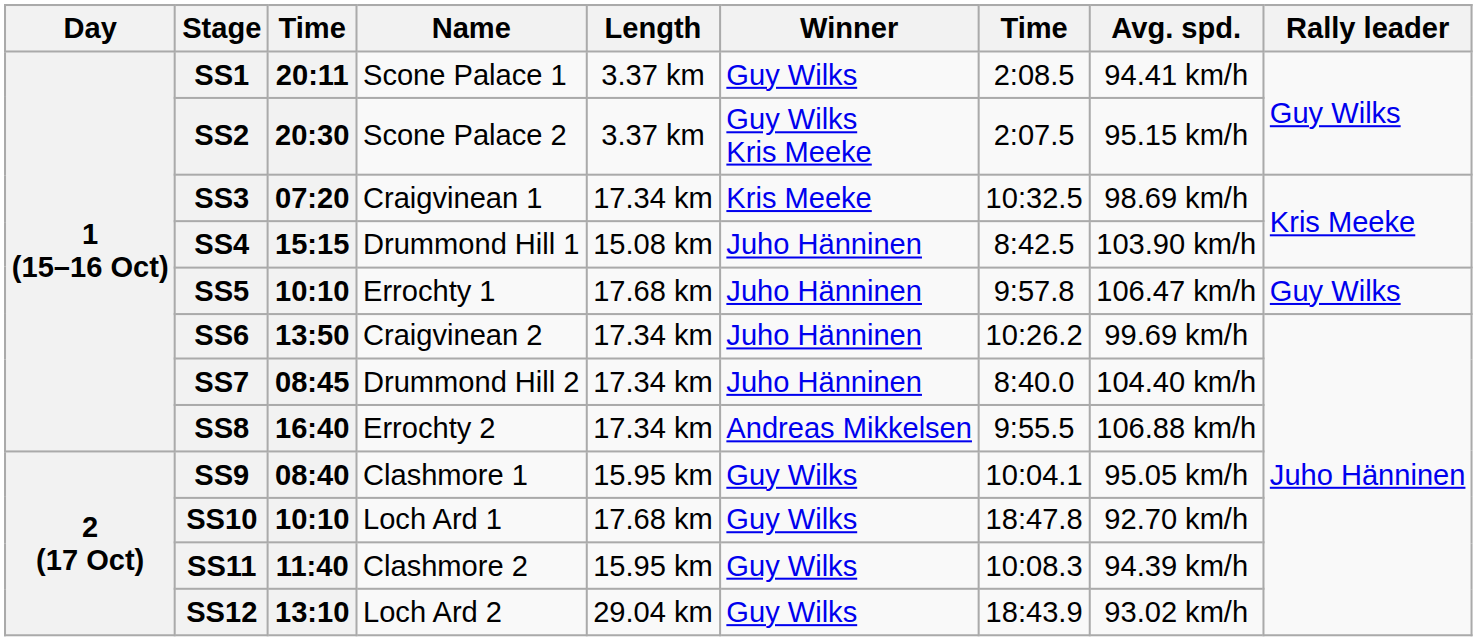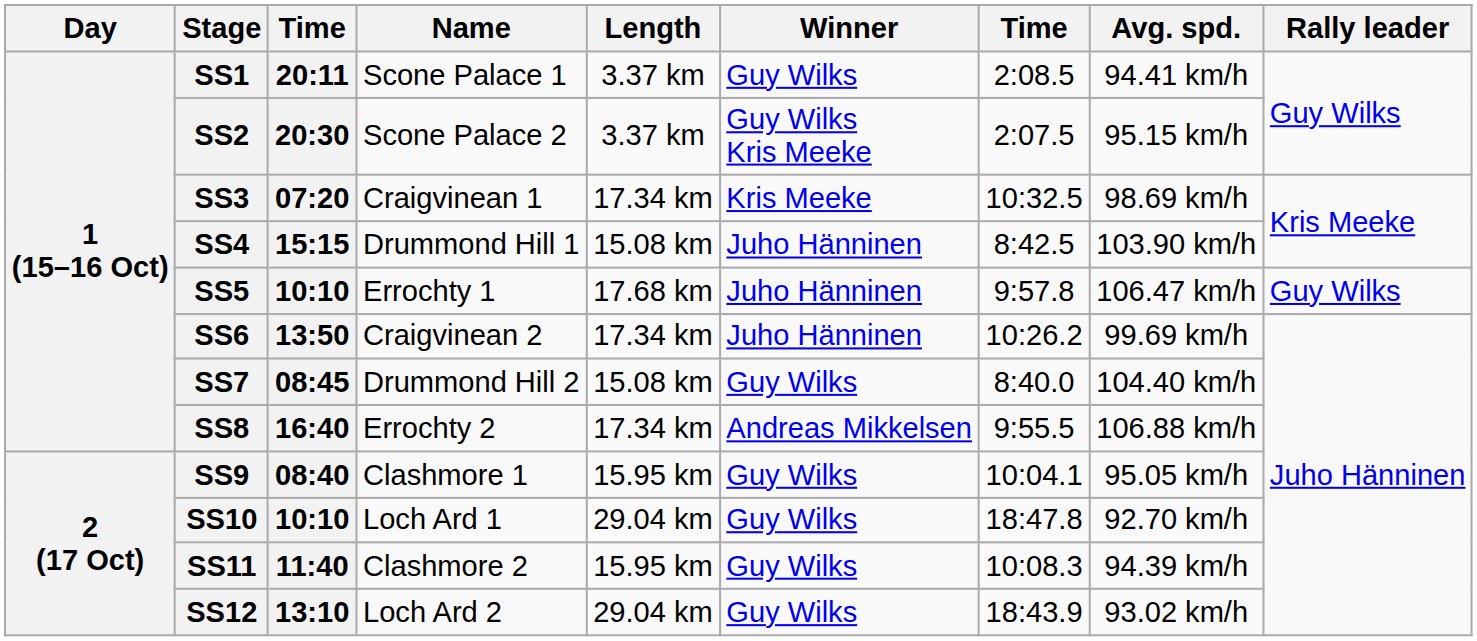(653, 382) 17.34 km -> (653, 382) 15.08 km
(824, 382) Juho Hänninen -> (792, 382) Guy Wilks
(653, 520) 17.68 km -> (653, 520) 29.04 km
